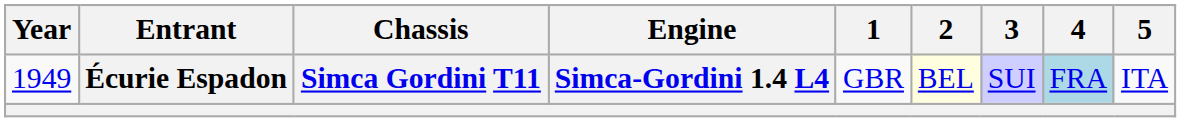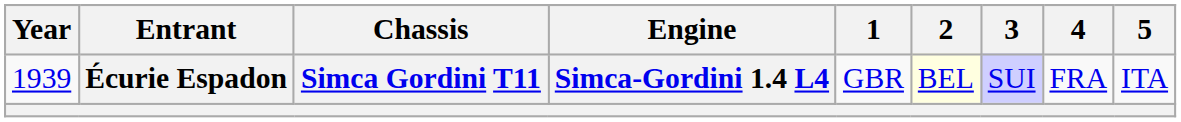(42, 78) 1949 -> (42, 78) 1939
(1078, 78) lightblue background -> (1078, 78) no background
